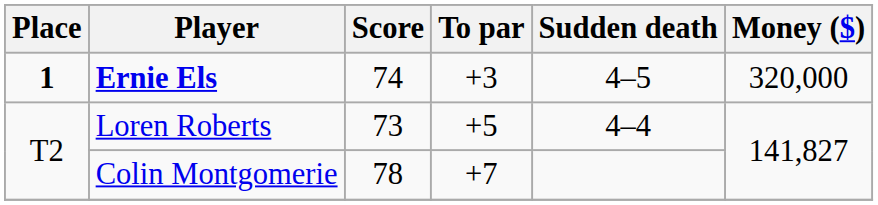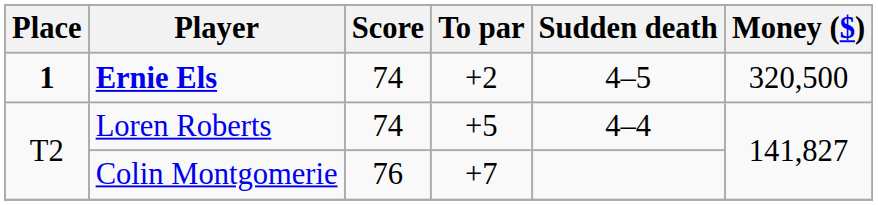(481, 77) +3 -> (481, 77) +2
(799, 77) 320,000 -> (799, 77) 320,500
(388, 125) 73 -> (388, 125) 74
(388, 174) 78 -> (388, 174) 76
